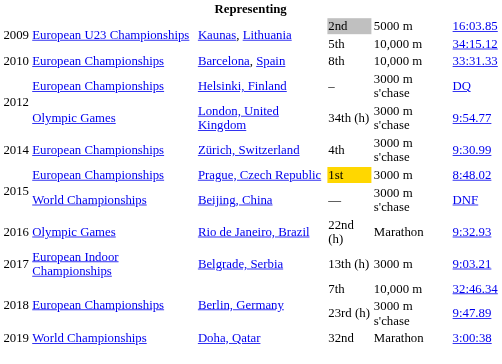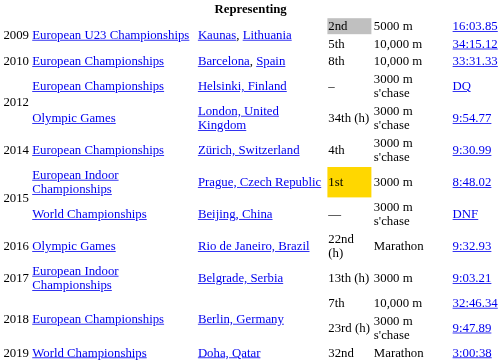(98, 175) European Championships -> (75, 182) European Indoor Championships
